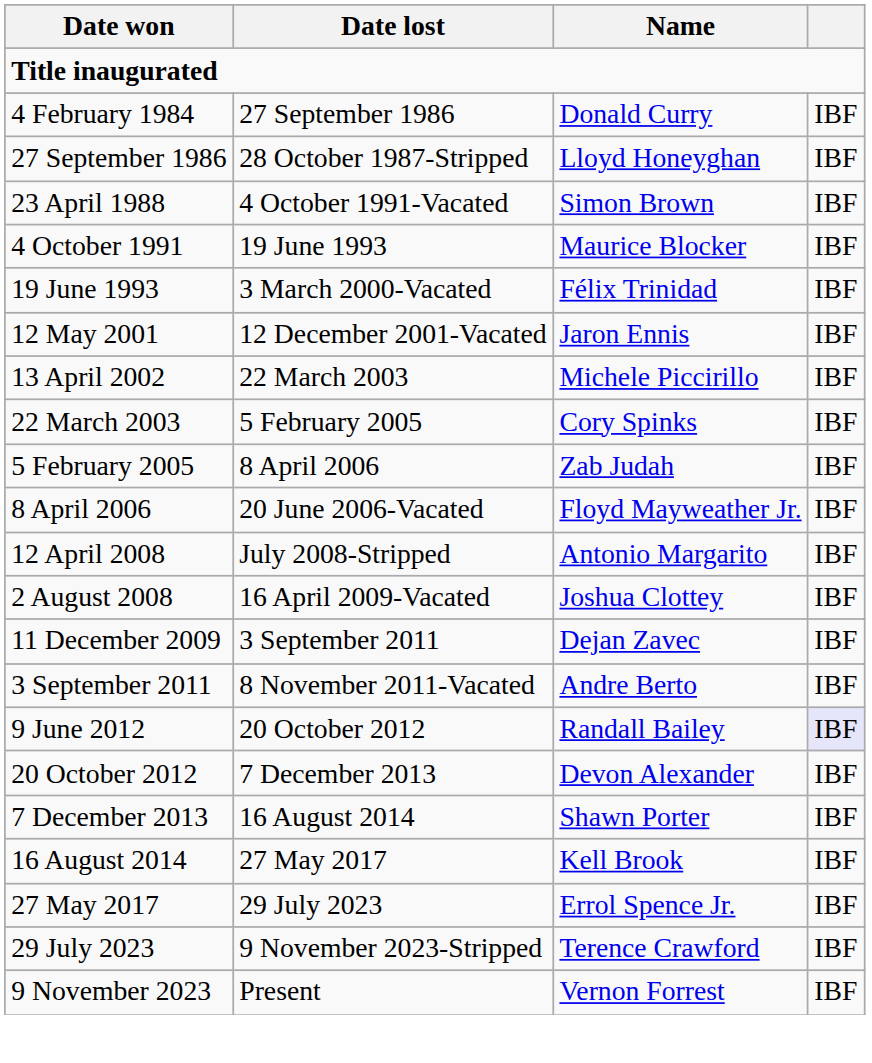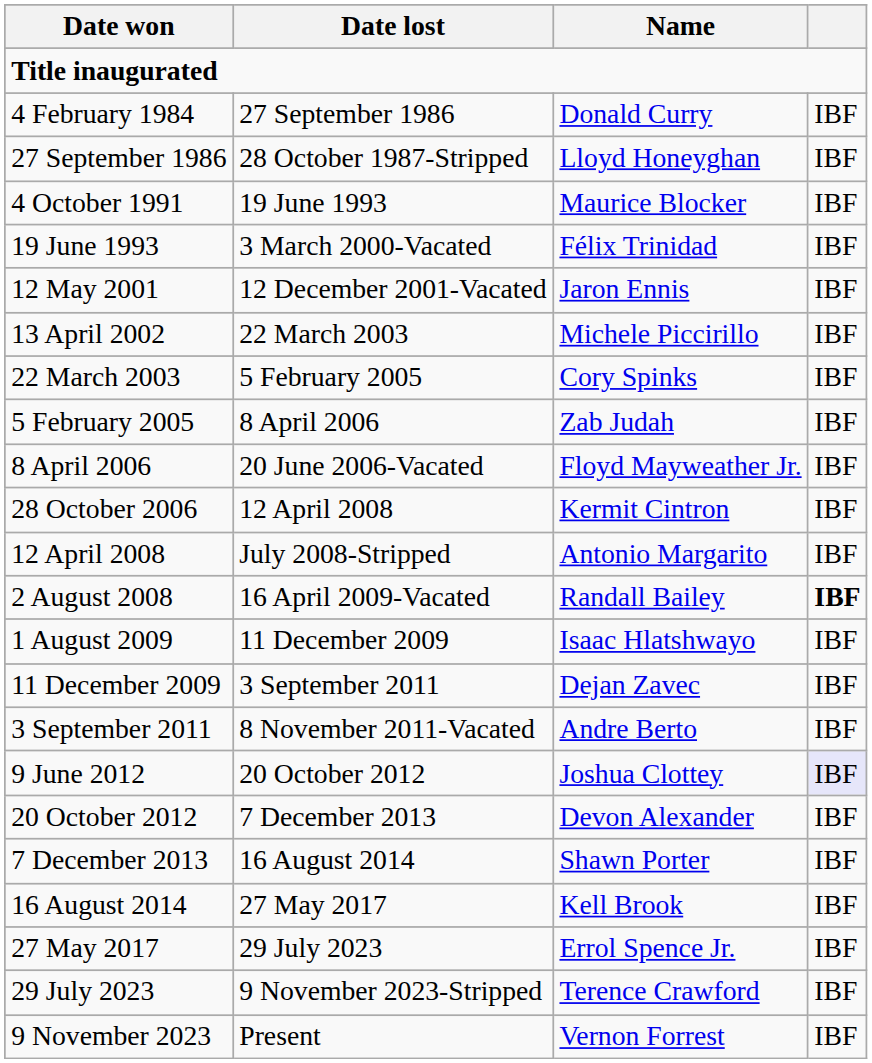- row: (88, 202)
+ row: (104, 509)
(641, 597) Joshua Clottey -> (642, 597) Randall Bailey
(836, 597) normal -> (837, 597) bold
+ row: (92, 641)
(642, 728) Randall Bailey -> (641, 772) Joshua Clottey
